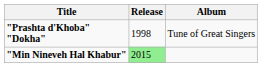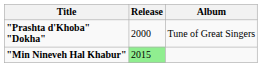(141, 33) 1998 -> (141, 33) 2000
